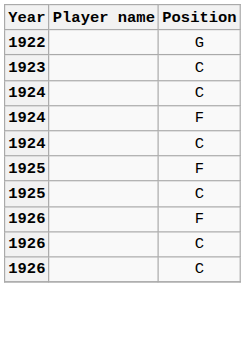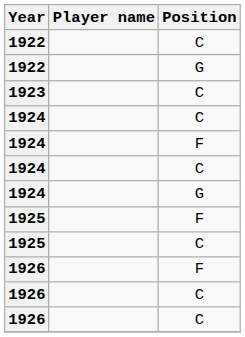+ row: (27, 42)
+ row: (27, 194)
